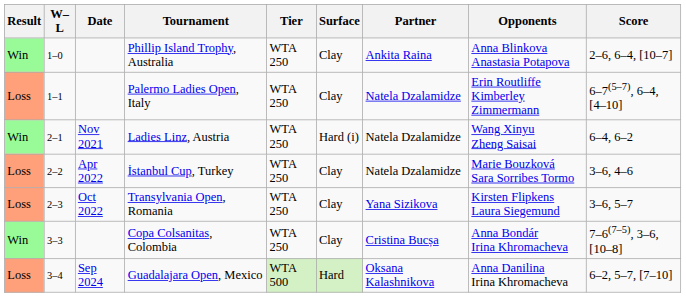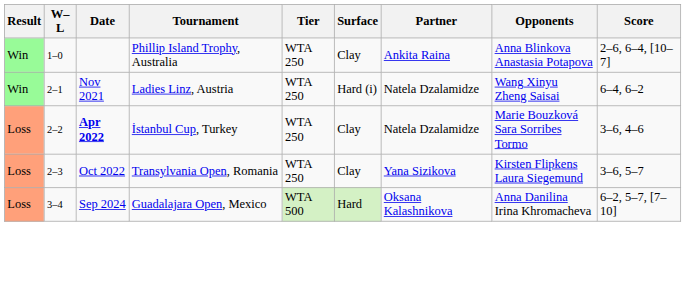- row: (183, 96)
(90, 170) normal -> (91, 129) bold
- row: (170, 240)
